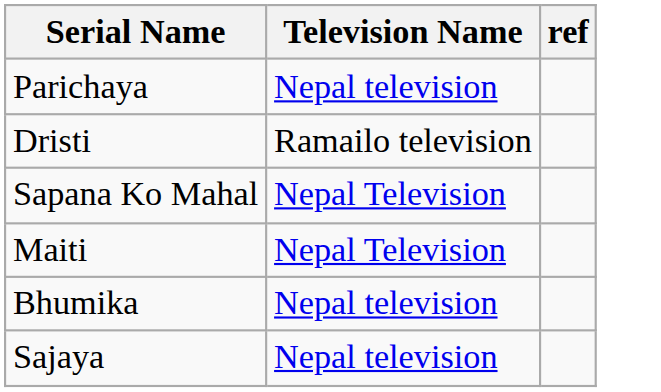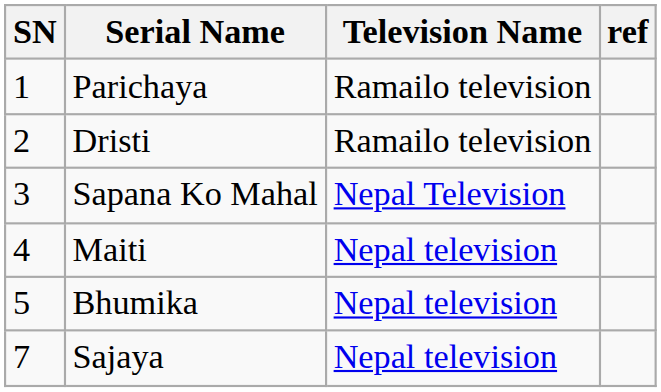+ column: (35, 31)
(386, 85) Nepal television -> (462, 85) Ramailo television
(390, 248) Nepal Television -> (445, 248) Nepal television
